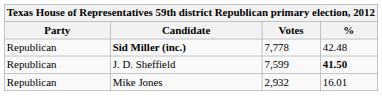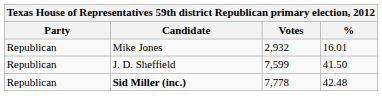rows swapped: (149, 47) <-> (138, 82)
(335, 64) bold -> (335, 64) normal
